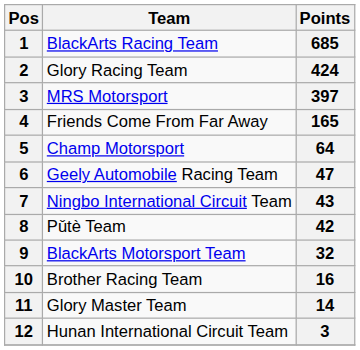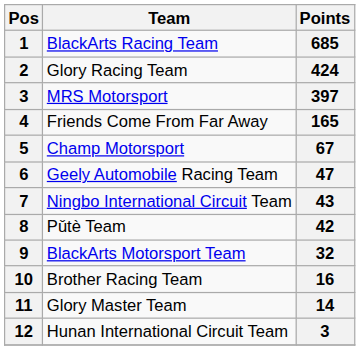(325, 148) 64 -> (325, 148) 67
